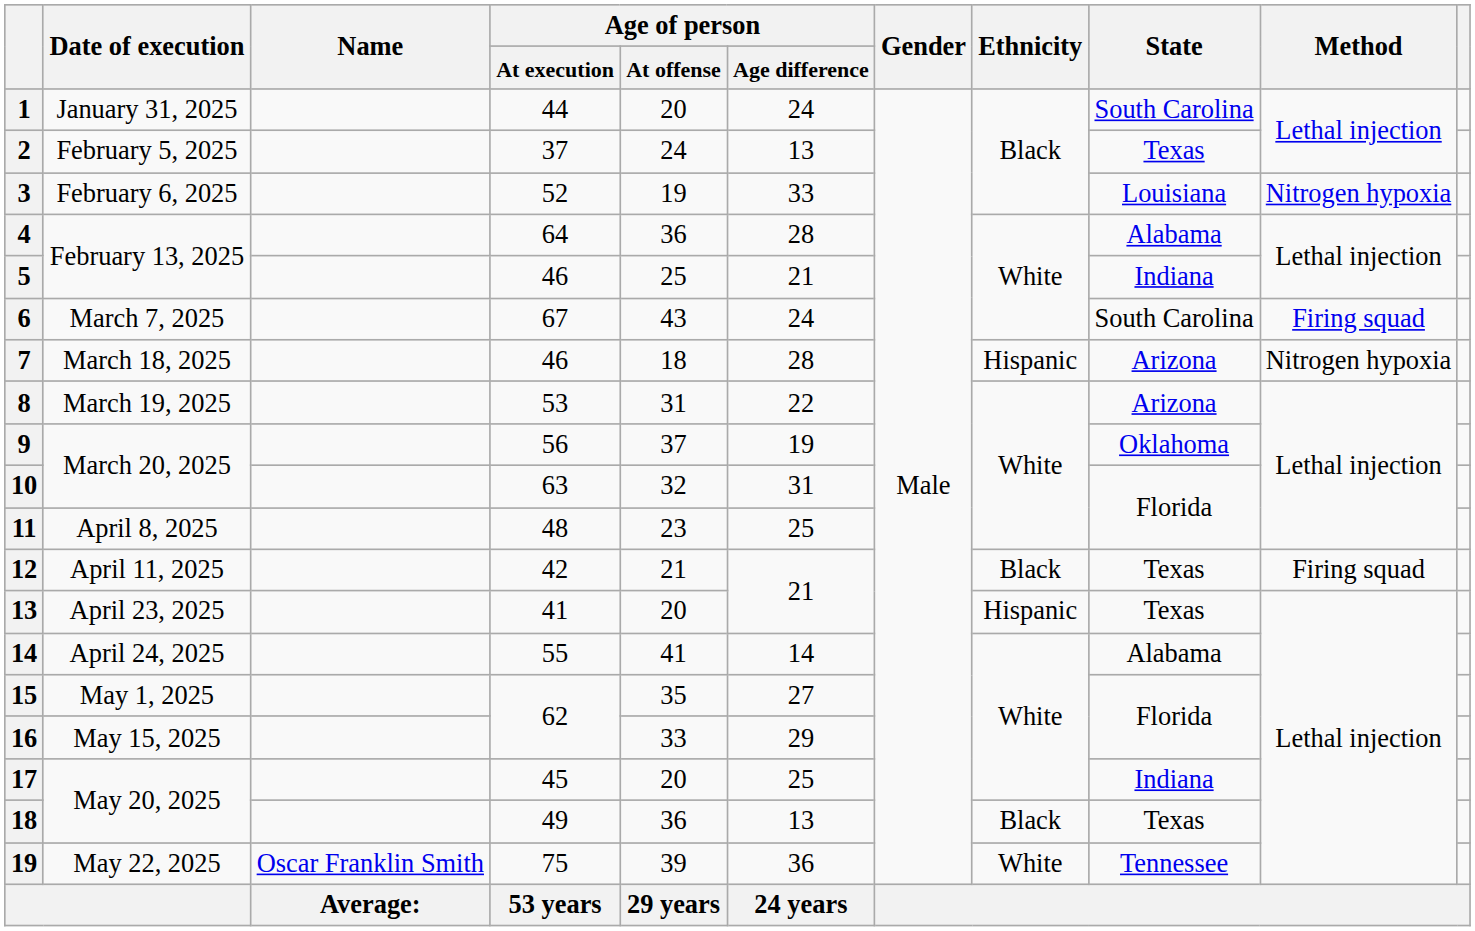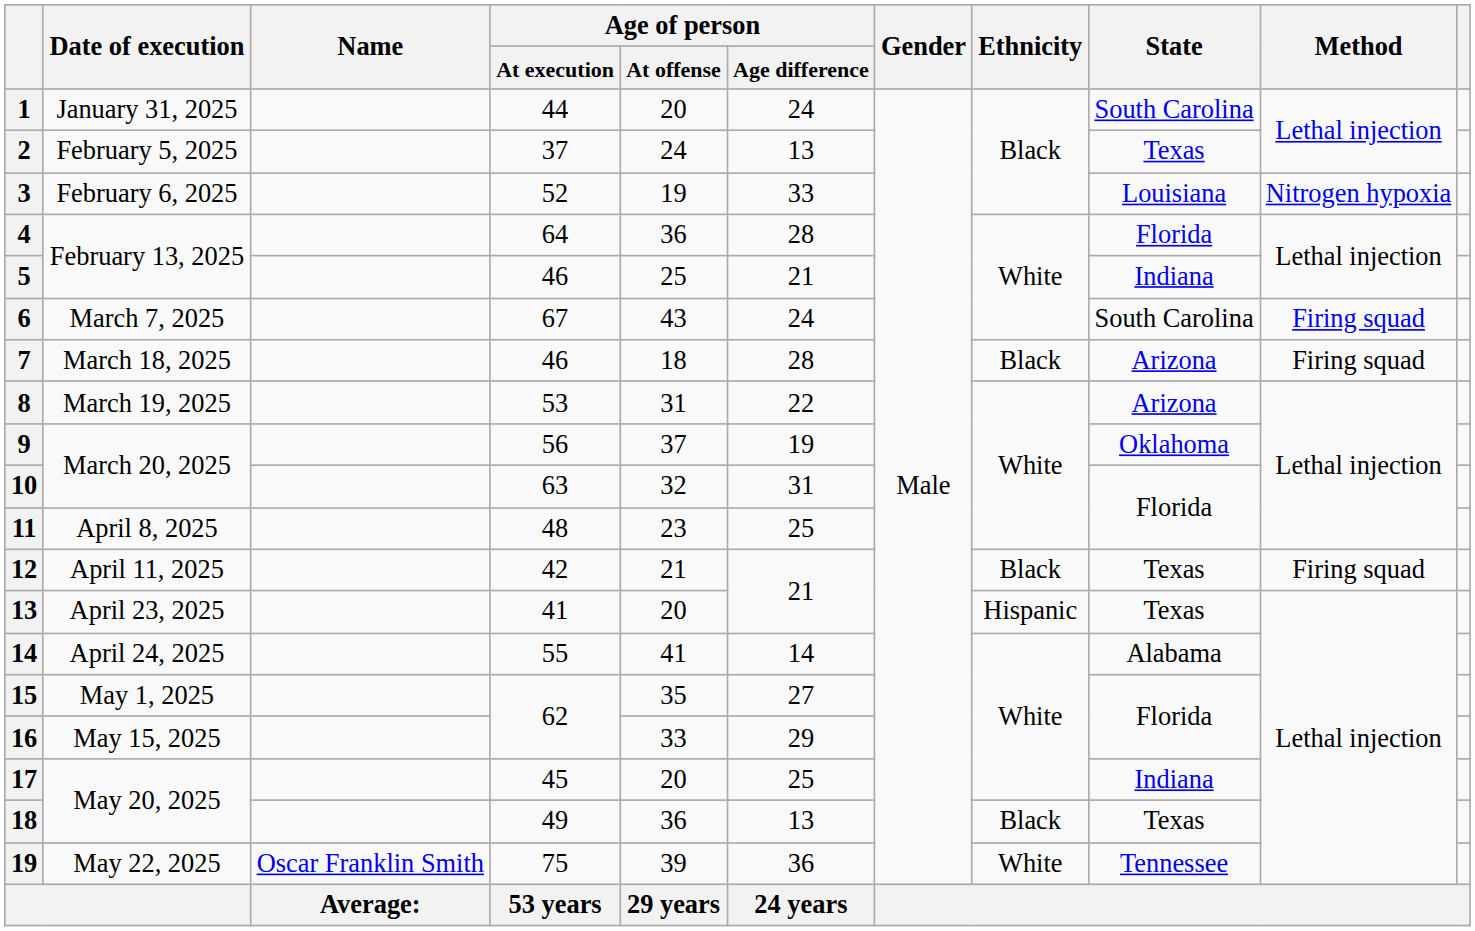(1174, 234) Alabama -> (1174, 234) Florida
(1030, 360) Hispanic -> (1030, 360) Black
(1359, 360) Nitrogen hypoxia -> (1359, 360) Firing squad
